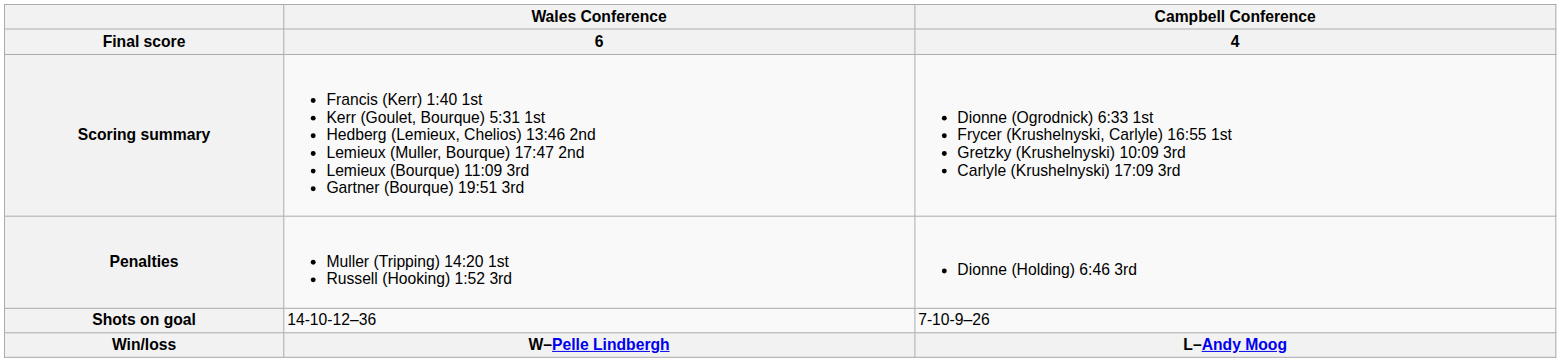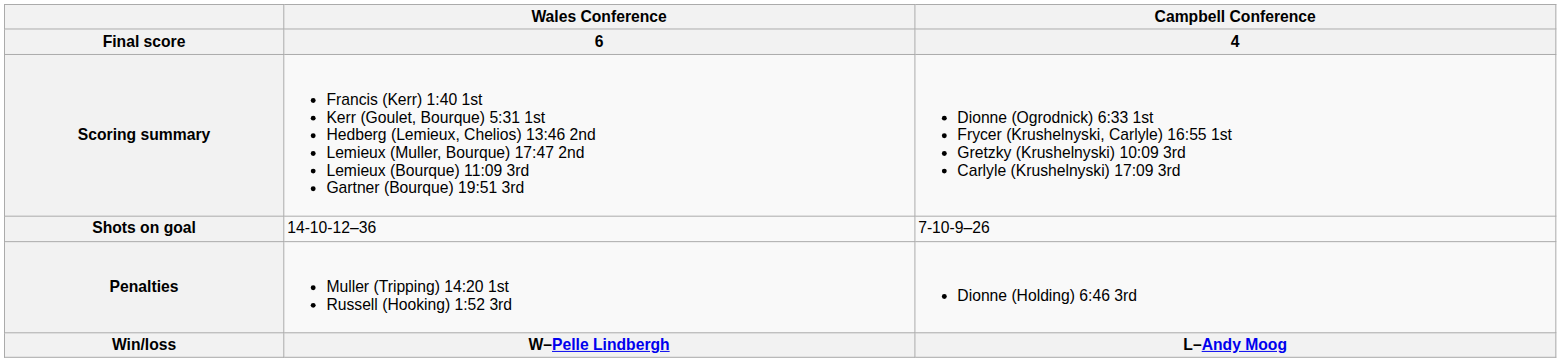rows swapped: (144, 262) <-> (144, 320)
